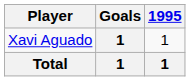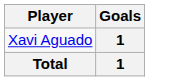- column: (165, 16)
